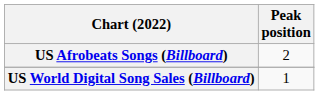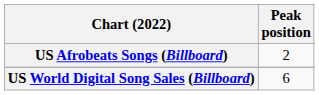(286, 78) 1 -> (286, 78) 6
